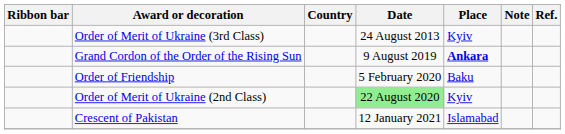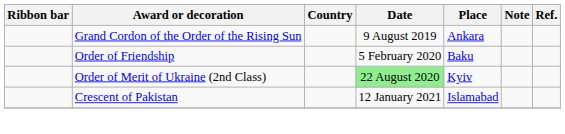- row: (169, 35)
(468, 56) bold -> (466, 35) normal
